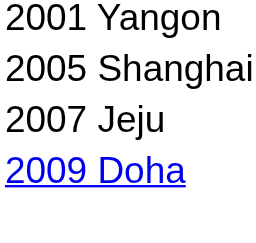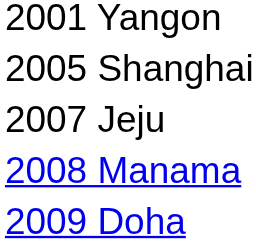+ row: (123, 170)
